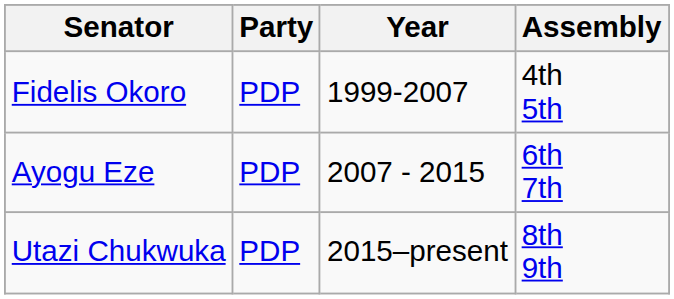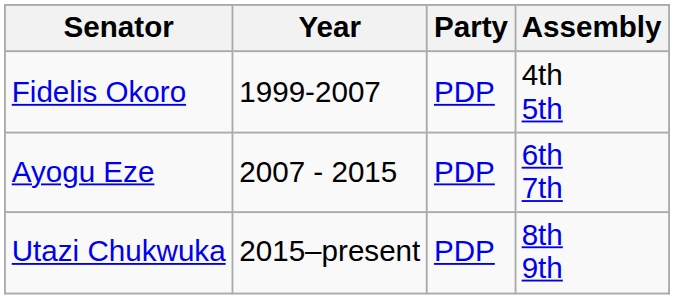columns swapped: (276, 27) <-> (417, 27)
